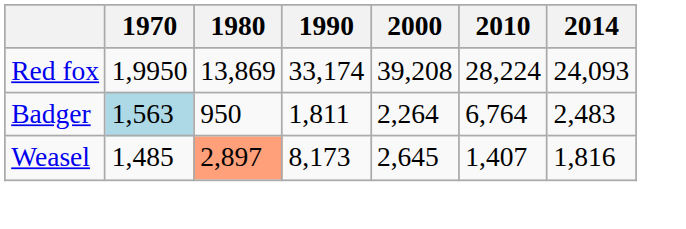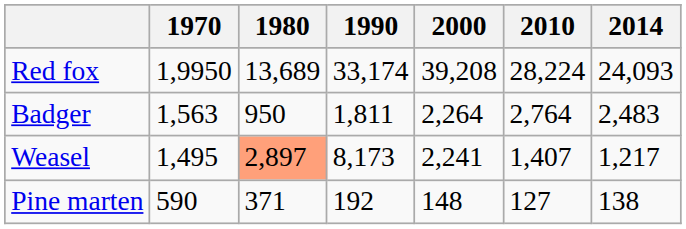(238, 69) 13,869 -> (282, 69) 13,689
(143, 113) lightblue background -> (187, 113) no background
(496, 113) 6,764 -> (541, 113) 2,764
(143, 157) 1,485 -> (187, 157) 1,495
(408, 157) 2,645 -> (452, 157) 2,241
(585, 157) 1,816 -> (629, 157) 1,217
+ row: (77, 200)
